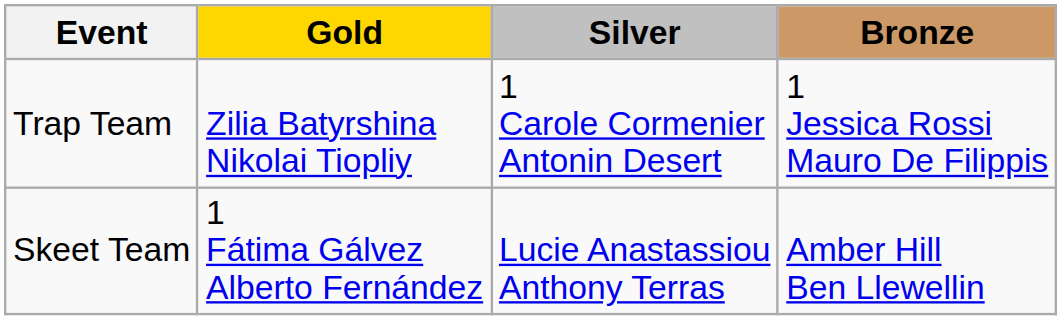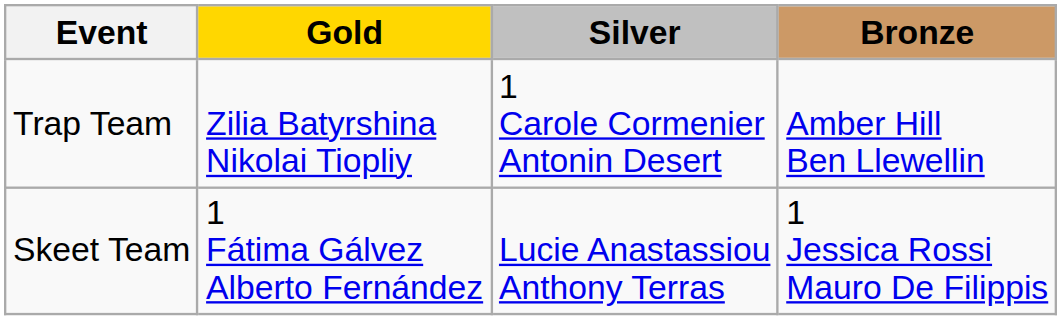(917, 123) 1 Jessica Rossi Mauro De Filippis -> (885, 142) Amber Hill Ben Llewellin
(885, 270) Amber Hill Ben Llewellin -> (917, 251) 1 Jessica Rossi Mauro De Filippis
